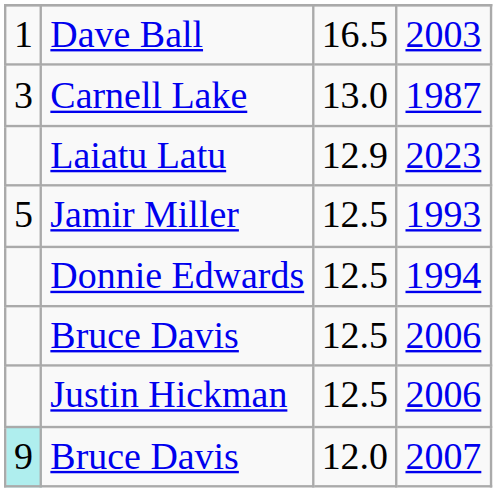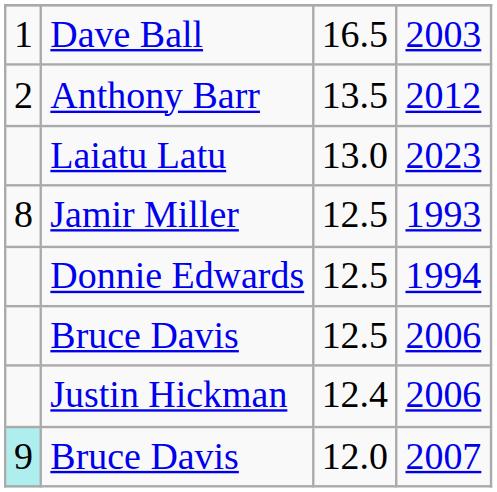+ row: (155, 94)
- row: (149, 94)
(355, 154) 12.9 -> (355, 154) 13.0
(23, 214) 5 -> (23, 214) 8
(355, 395) 12.5 -> (355, 395) 12.4
